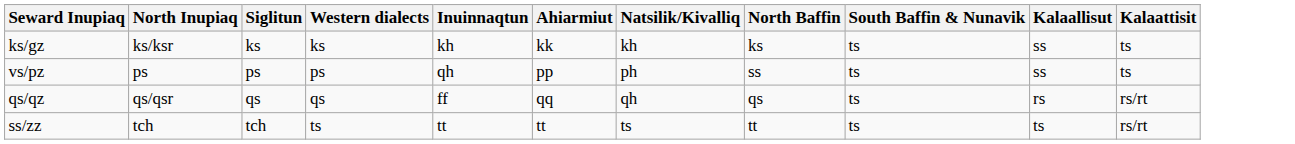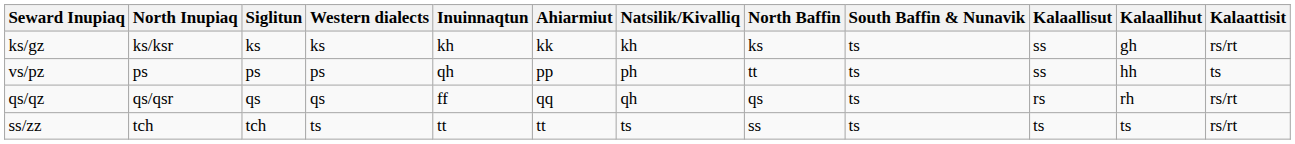+ column: (1161, 17)
(1126, 44) ts -> (1224, 44) rs/rt
(755, 71) ss -> (753, 71) tt
(753, 125) tt -> (755, 125) ss
